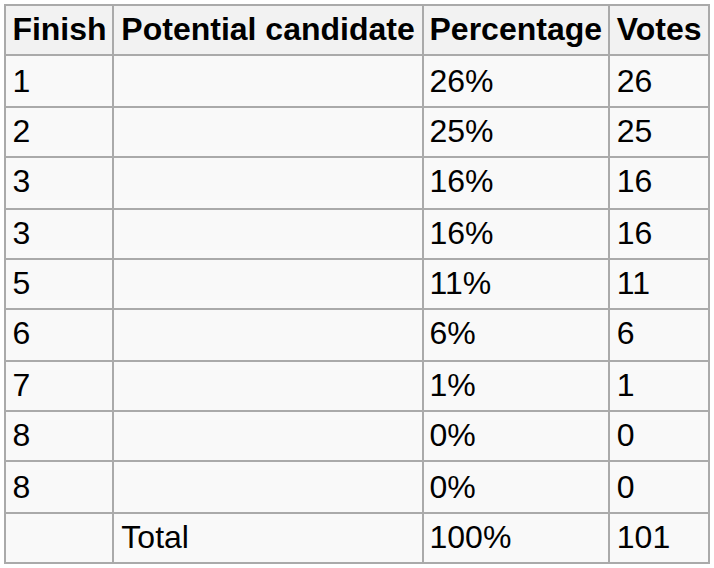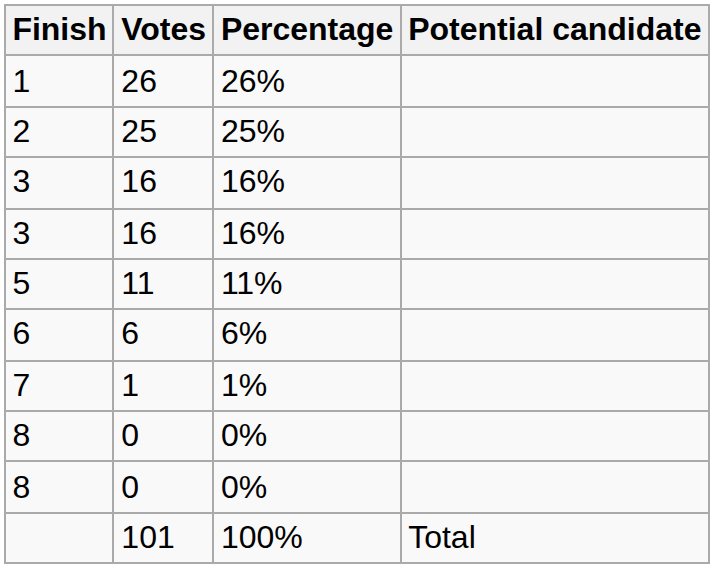columns swapped: (268, 29) <-> (659, 29)
